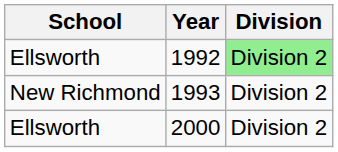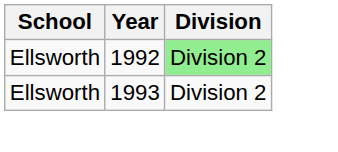(85, 92) New Richmond -> (55, 92) Ellsworth
- row: (196, 127)
